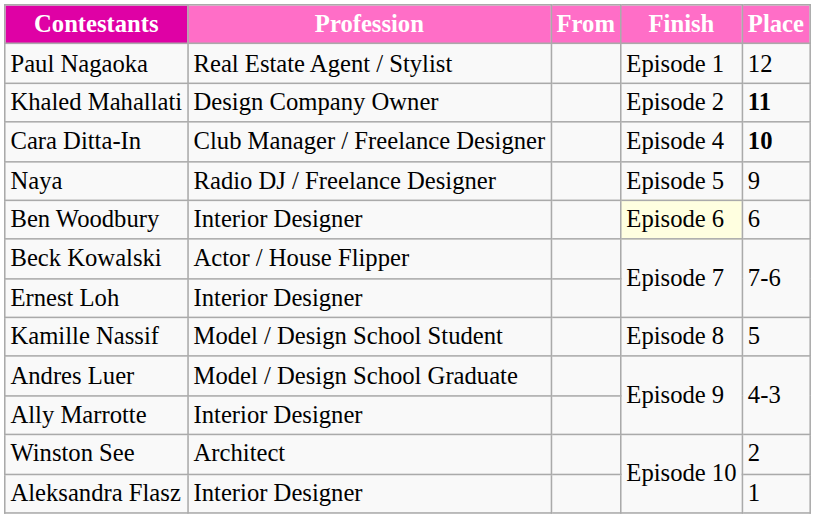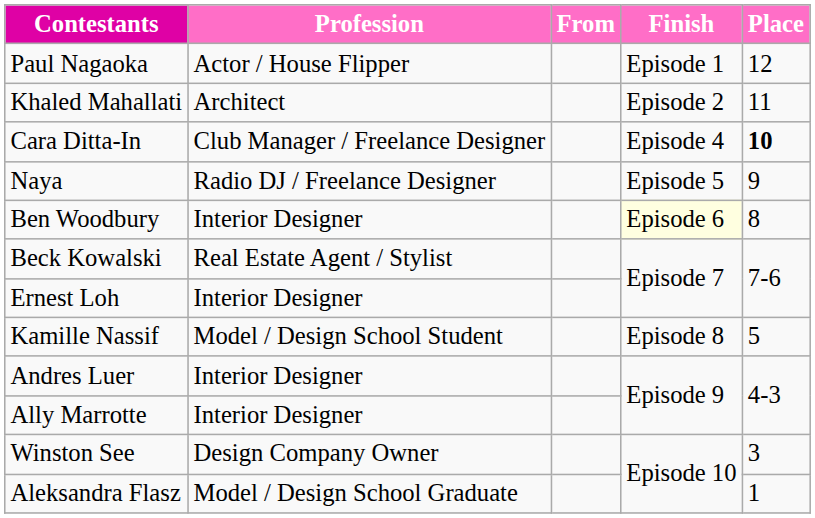(323, 63) Real Estate Agent / Stylist -> (301, 63) Actor / House Flipper
(316, 102) Design Company Owner -> (239, 102) Architect
(760, 102) bold -> (760, 102) normal
(754, 219) 6 -> (754, 219) 8
(301, 258) Actor / House Flipper -> (323, 258) Real Estate Agent / Stylist
(356, 375) Model / Design School Graduate -> (278, 375) Interior Designer
(239, 453) Architect -> (316, 453) Design Company Owner
(754, 453) 2 -> (754, 453) 3
(278, 492) Interior Designer -> (356, 492) Model / Design School Graduate
